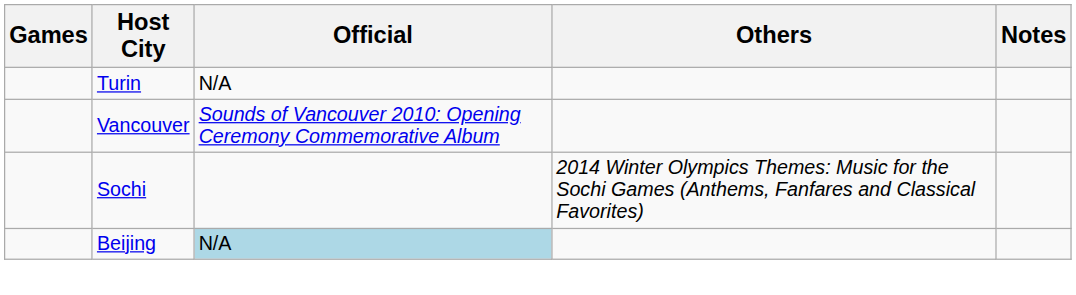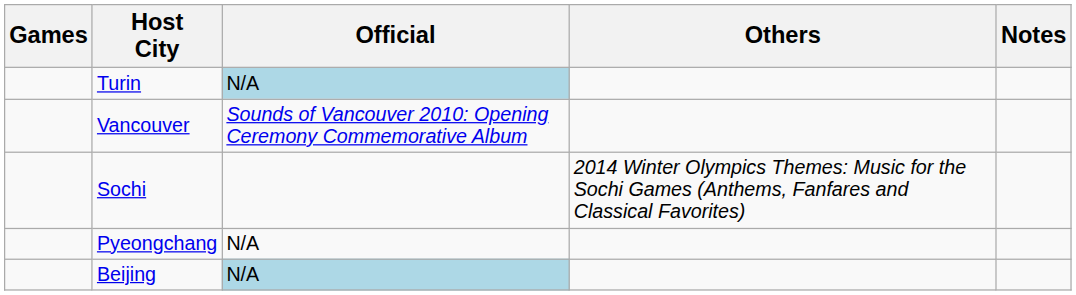(215, 83) no background -> (243, 83) lightblue background
+ row: (157, 243)
